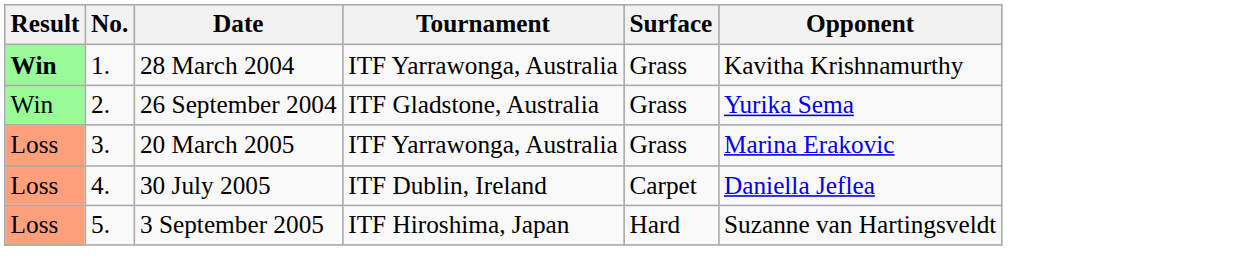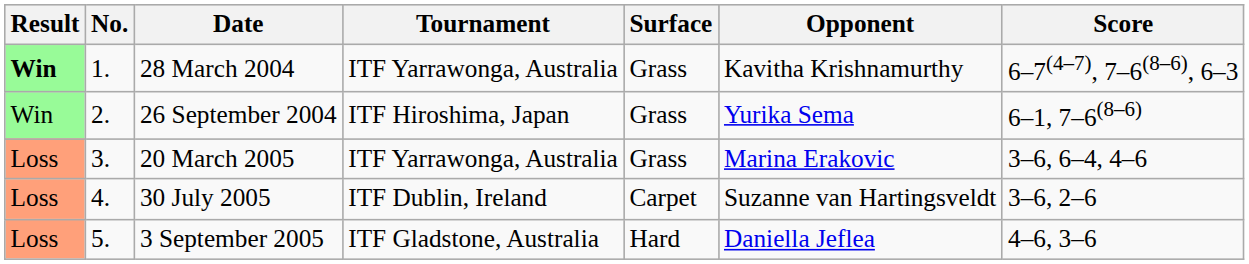+ column: (1123, 24)
(474, 104) ITF Gladstone, Australia -> (459, 114) ITF Hiroshima, Japan
(799, 184) Daniella Jeflea -> (860, 198) Suzanne van Hartingsveldt
(459, 225) ITF Hiroshima, Japan -> (474, 238) ITF Gladstone, Australia
(860, 225) Suzanne van Hartingsveldt -> (799, 238) Daniella Jeflea
